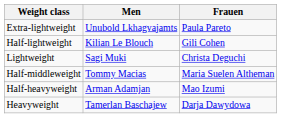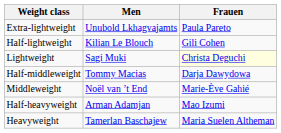(214, 58) no background -> (214, 58) lightyellow background
(228, 74) Maria Suelen Altheman -> (216, 74) Darja Dawydowa
+ row: (34, 89)
(216, 105) Darja Dawydowa -> (228, 120) Maria Suelen Altheman
